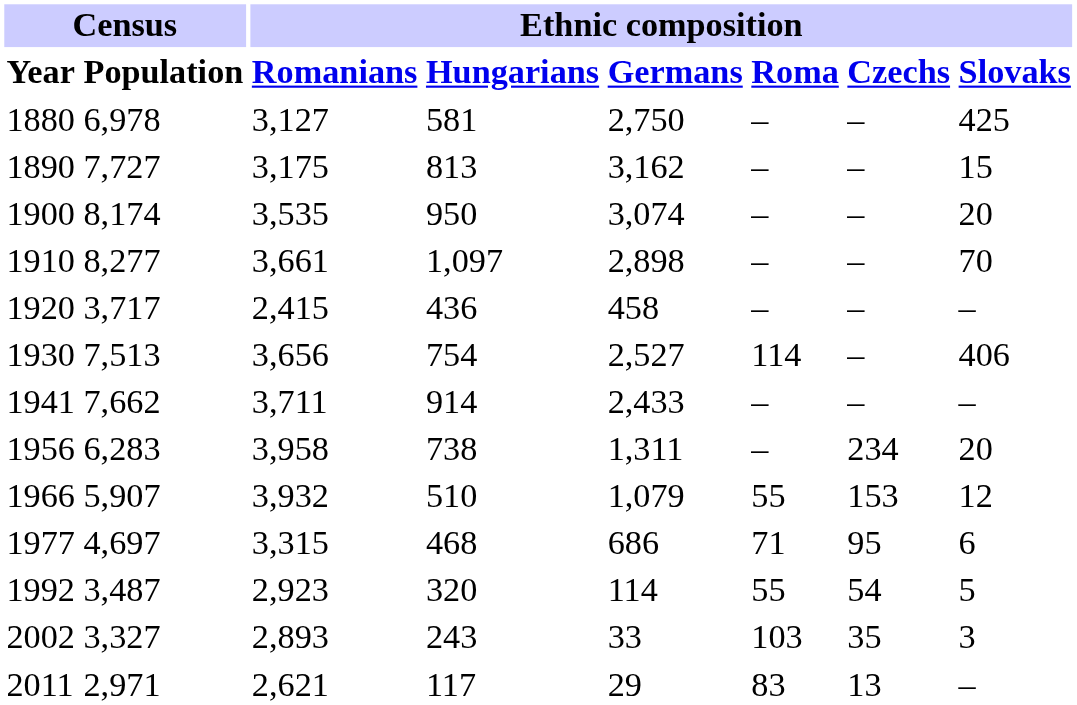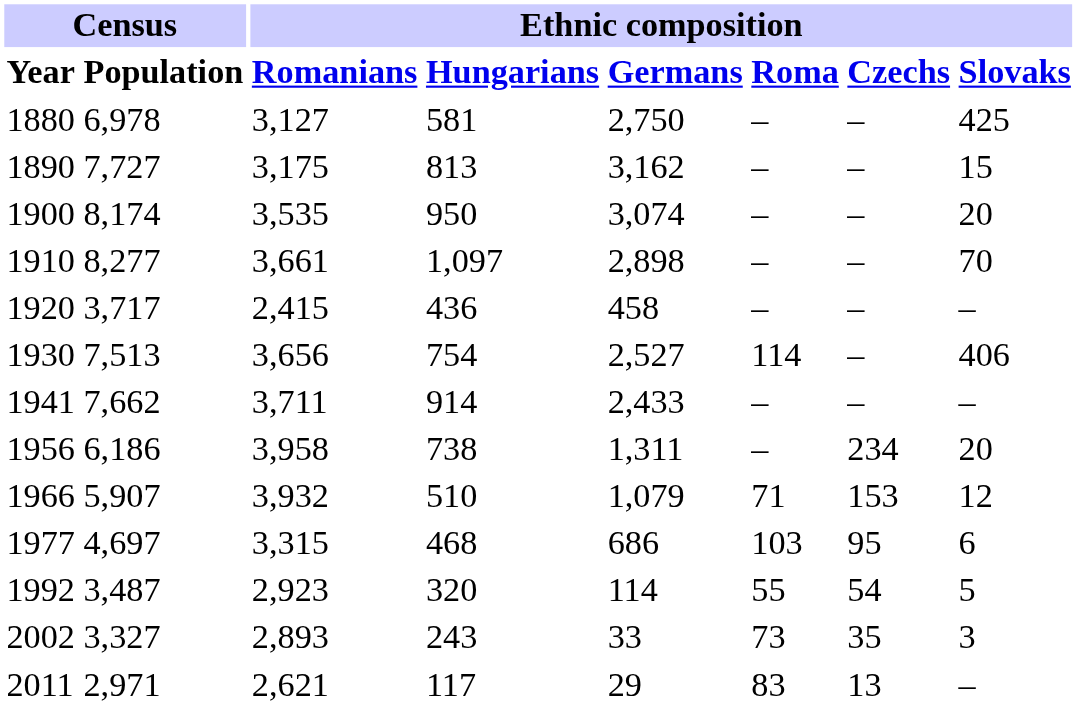(122, 448) 6,283 -> (122, 448) 6,186
(768, 495) 55 -> (768, 495) 71
(768, 542) 71 -> (777, 542) 103
(777, 637) 103 -> (768, 637) 73
